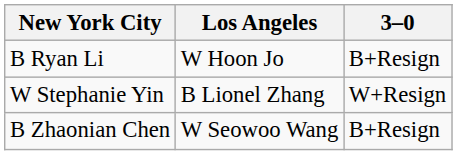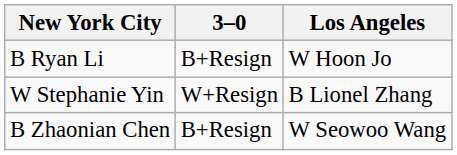columns swapped: (397, 22) <-> (260, 22)
